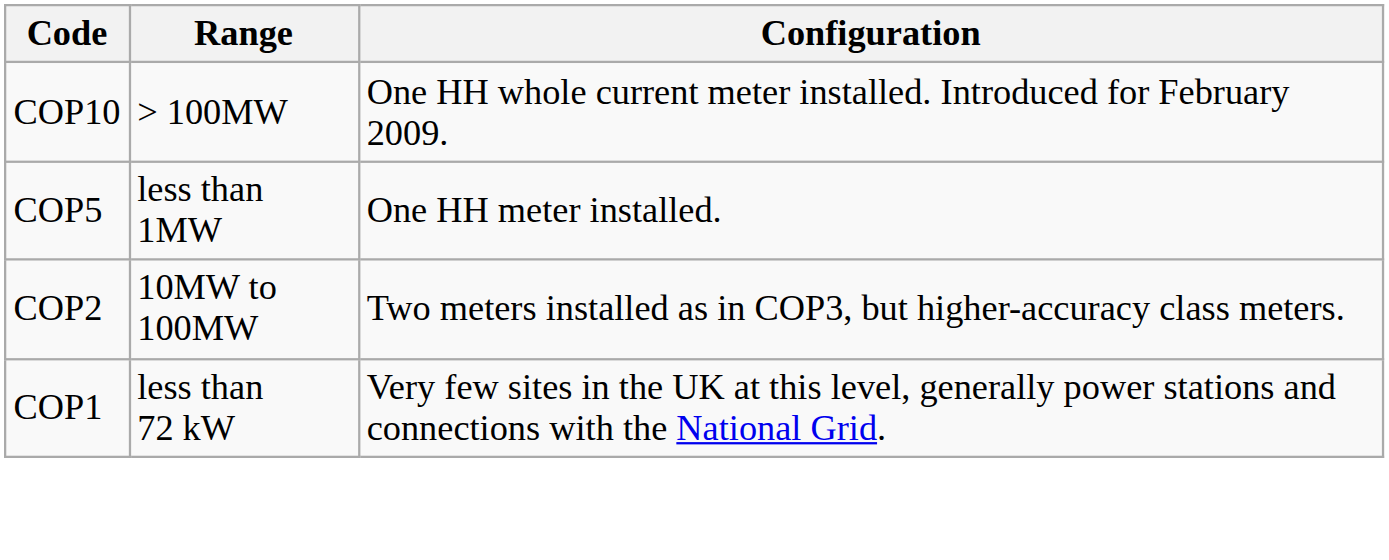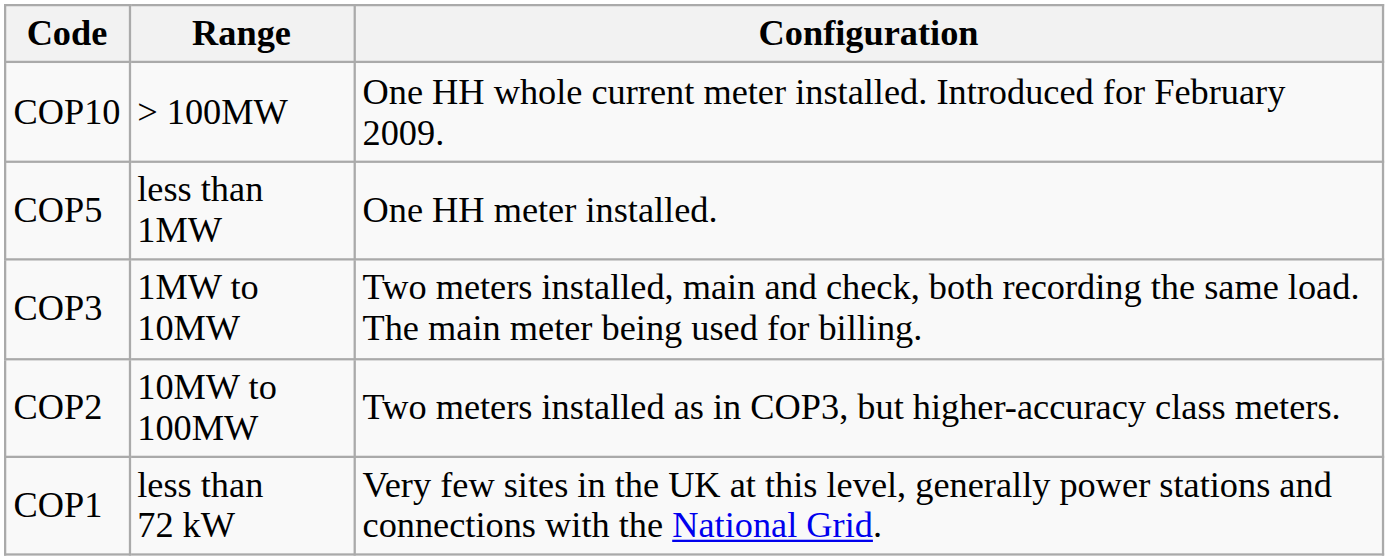+ row: (58, 308)
